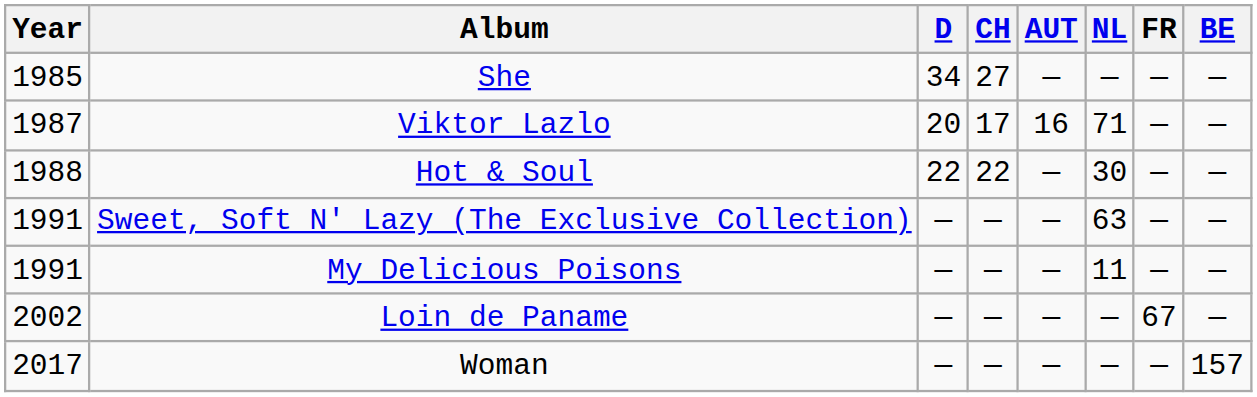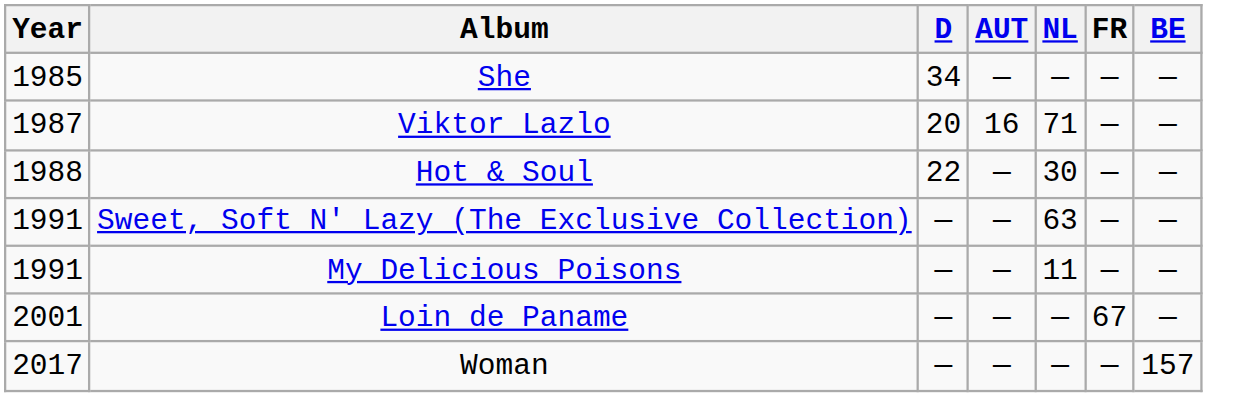- column: (993, 29)
(48, 318) 2002 -> (48, 318) 2001
